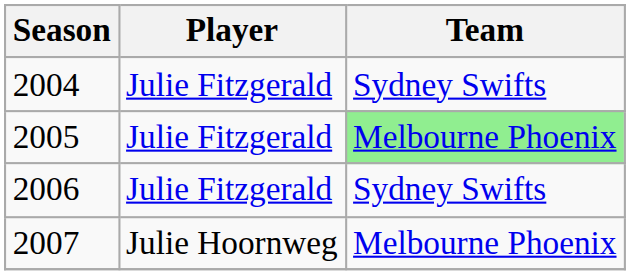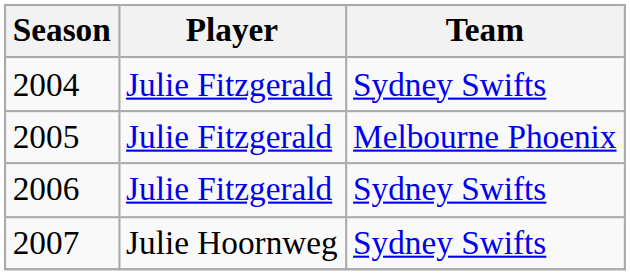(485, 136) lightgreen background -> (485, 136) no background
(485, 242) Melbourne Phoenix -> (450, 242) Sydney Swifts
